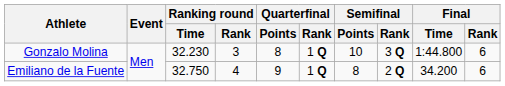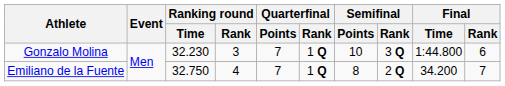(278, 53) 8 -> (278, 53) 7
(278, 72) 9 -> (278, 72) 7
(483, 72) 6 -> (483, 72) 7
